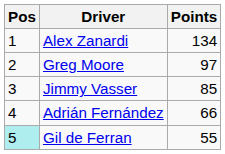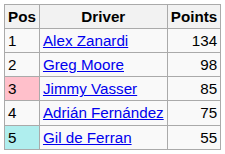(209, 65) 97 -> (209, 65) 98
(12, 89) no background -> (12, 89) pink background
(209, 113) 66 -> (209, 113) 75
